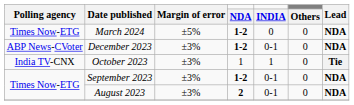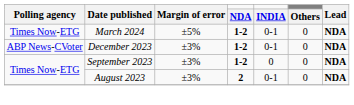(271, 32) 0 -> (271, 32) 0-1
- row: (120, 62)
(271, 77) 0-1 -> (271, 62) 0
